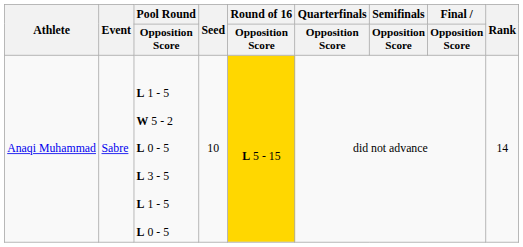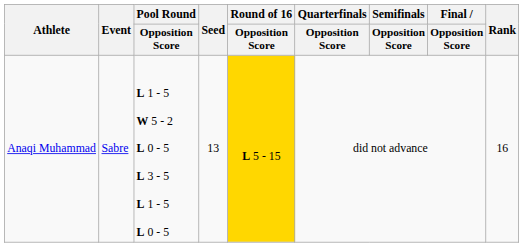(213, 149) 10 -> (213, 149) 13
(502, 149) 14 -> (502, 149) 16
